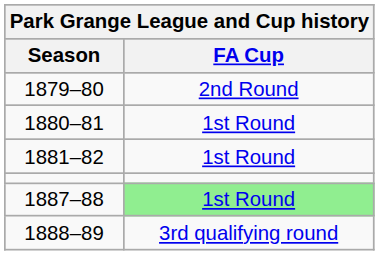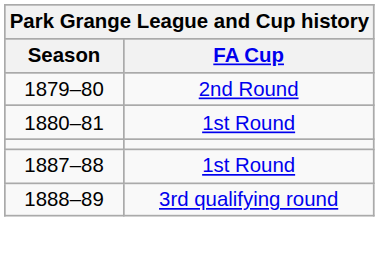- row: (64, 156)
(249, 200) lightgreen background -> (249, 166) no background
